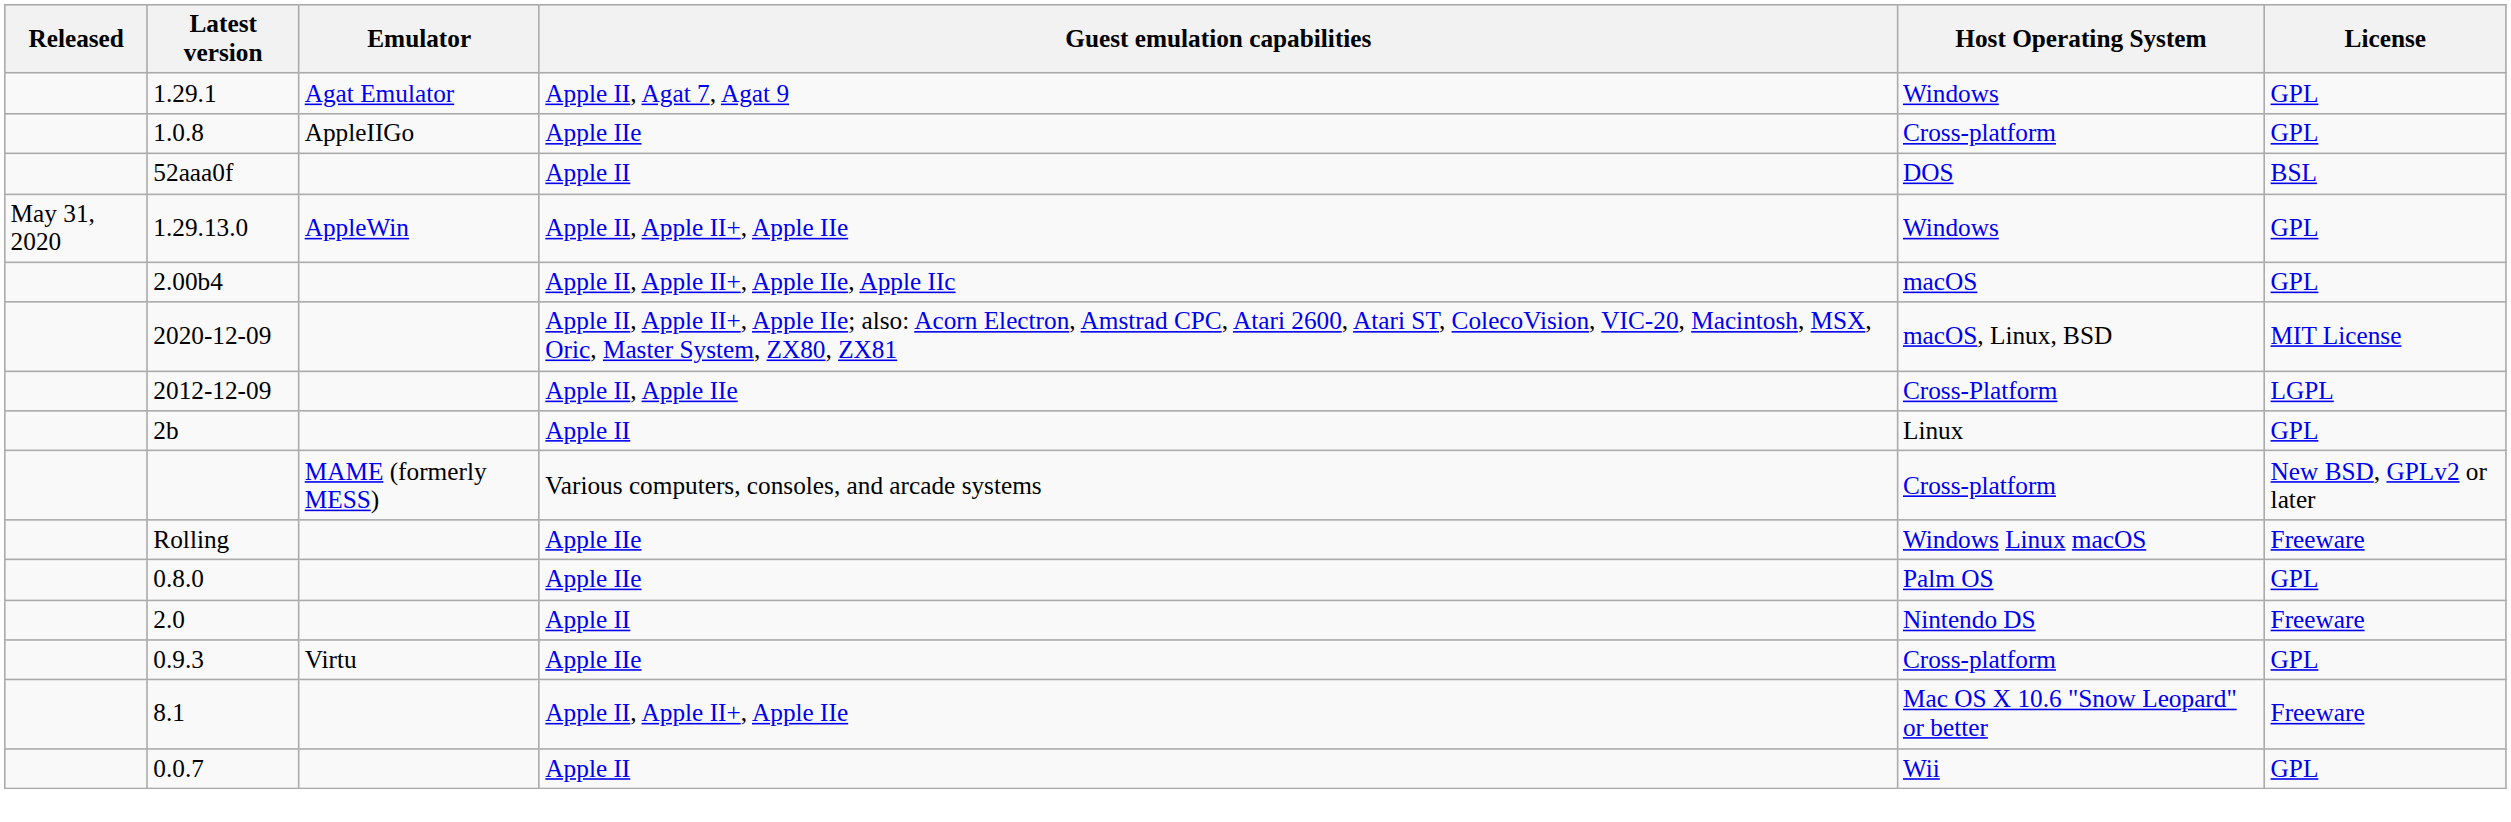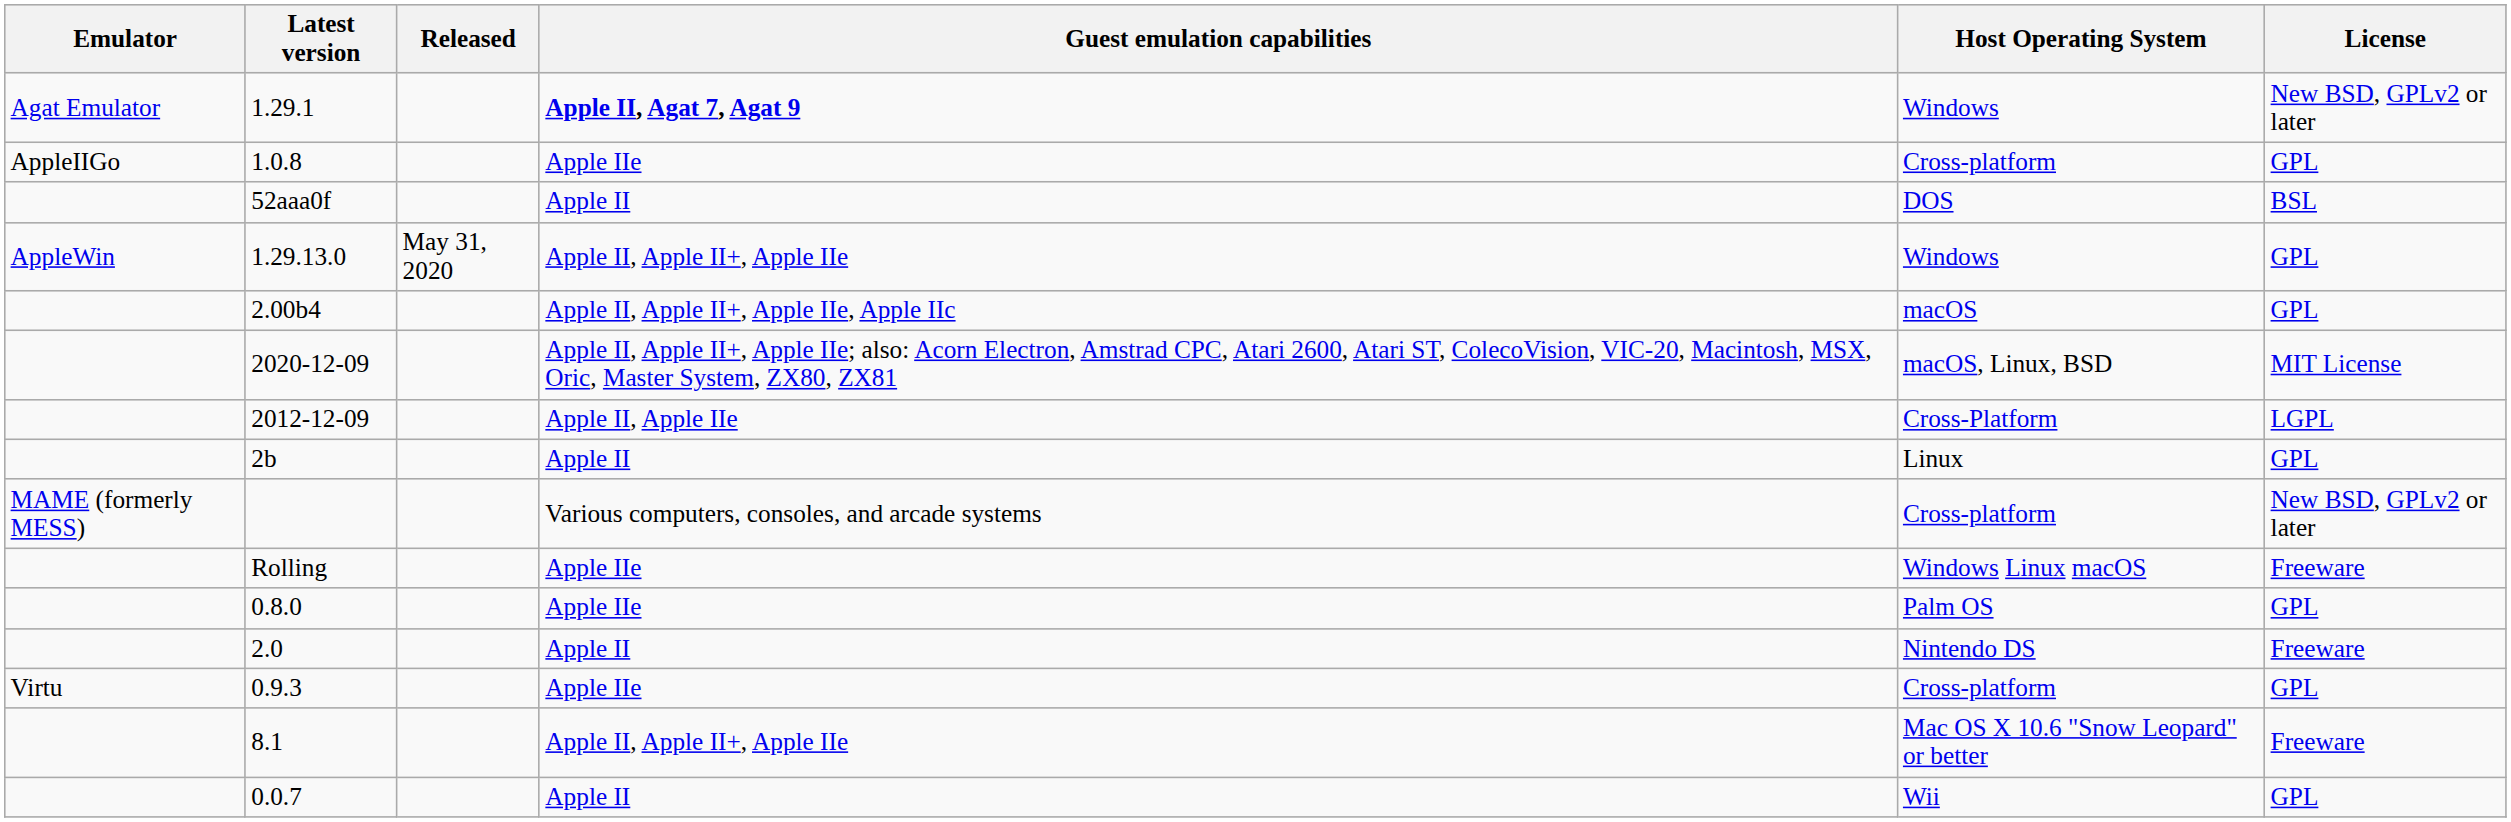columns swapped: (419, 38) <-> (76, 38)
(667, 93) normal -> (673, 107) bold
(2294, 93) GPL -> (2379, 107) New BSD, GPLv2 or later
